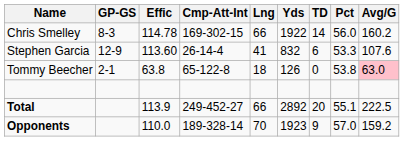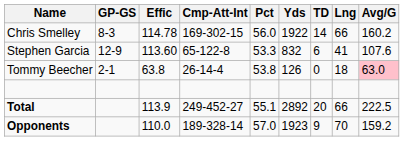columns swapped: (345, 13) <-> (264, 13)
(203, 51) 26-14-4 -> (206, 51) 65-122-8
(206, 70) 65-122-8 -> (203, 70) 26-14-4
